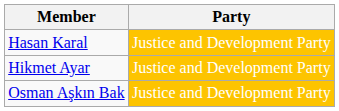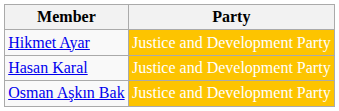rows swapped: (48, 42) <-> (49, 67)
